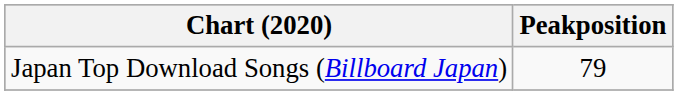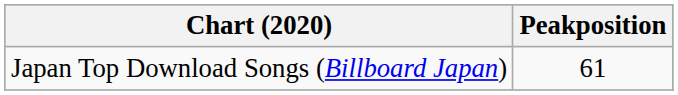(593, 68) 79 -> (593, 68) 61
